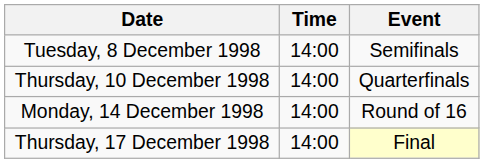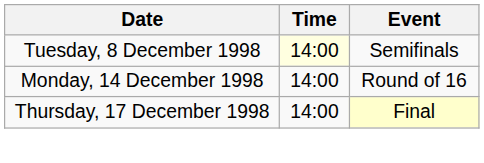(314, 50) no background -> (314, 50) lightyellow background
- row: (142, 81)
